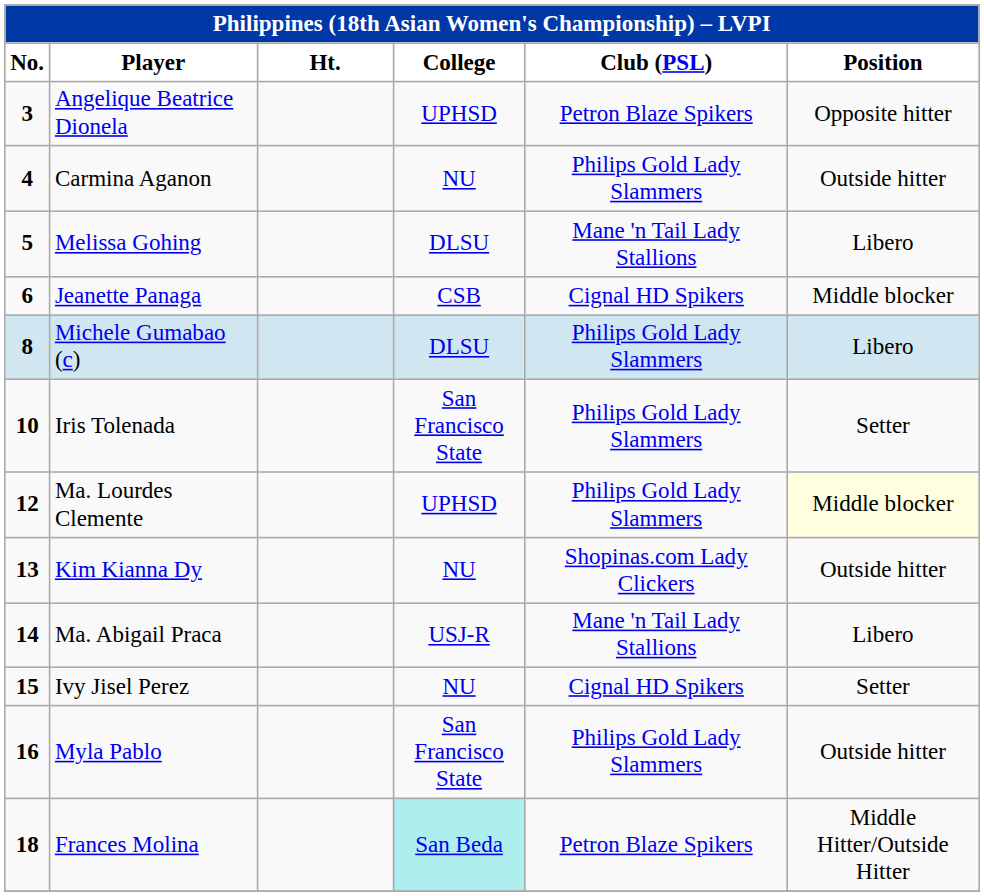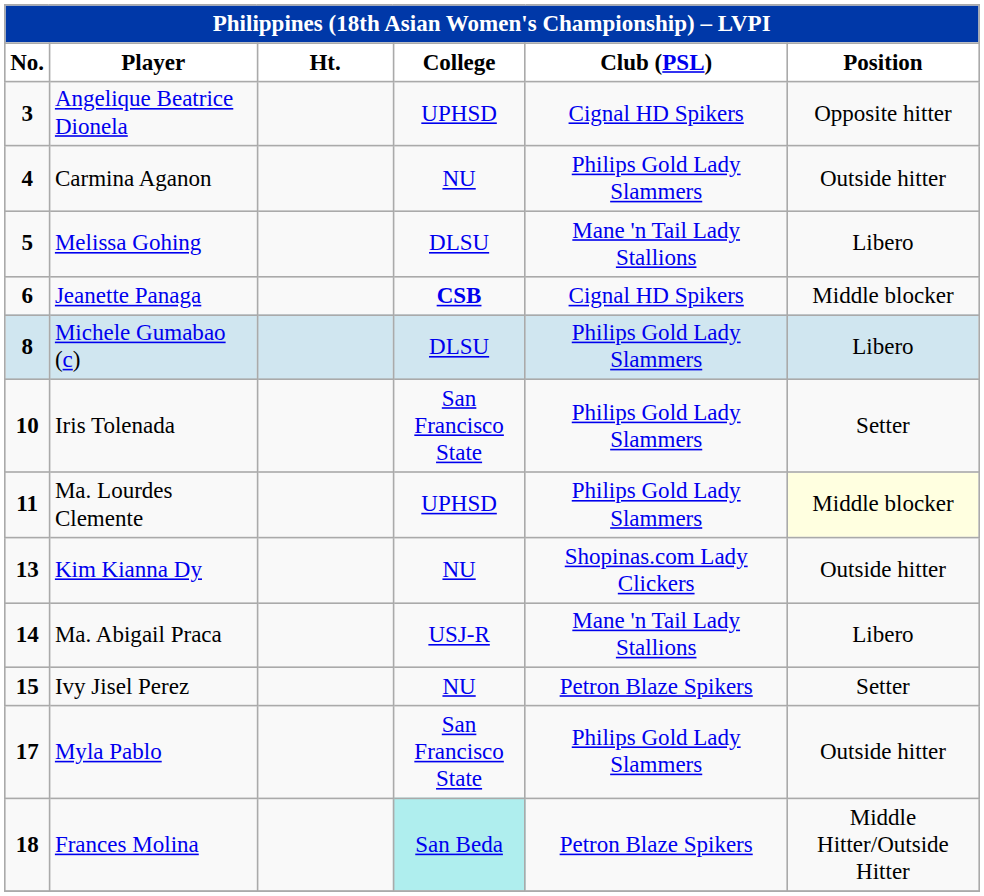(656, 113) Petron Blaze Spikers -> (656, 113) Cignal HD Spikers
(459, 295) normal -> (459, 295) bold
(27, 504) 12 -> (27, 504) 11
(656, 686) Cignal HD Spikers -> (656, 686) Petron Blaze Spikers
(27, 751) 16 -> (27, 751) 17
